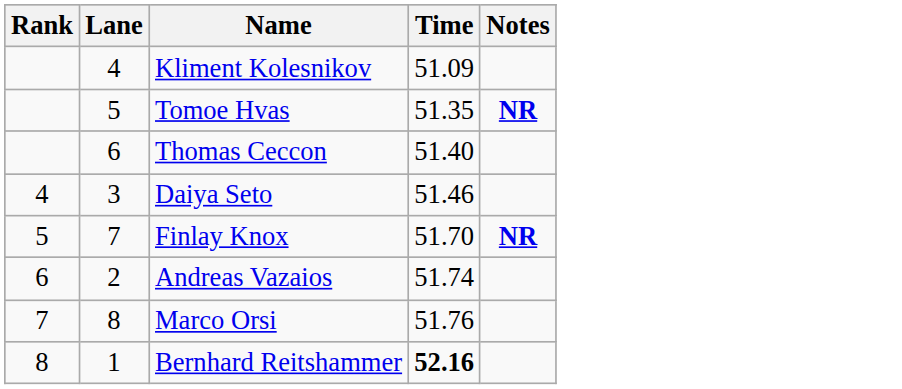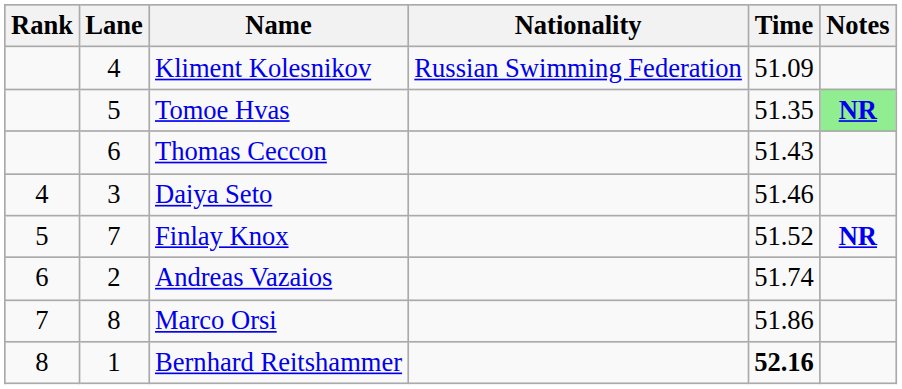+ column: (578, 25)
(518, 109) no background -> (858, 109) lightgreen background
(444, 151) 51.40 -> (784, 151) 51.43
(444, 236) 51.70 -> (784, 236) 51.52
(444, 320) 51.76 -> (784, 320) 51.86
